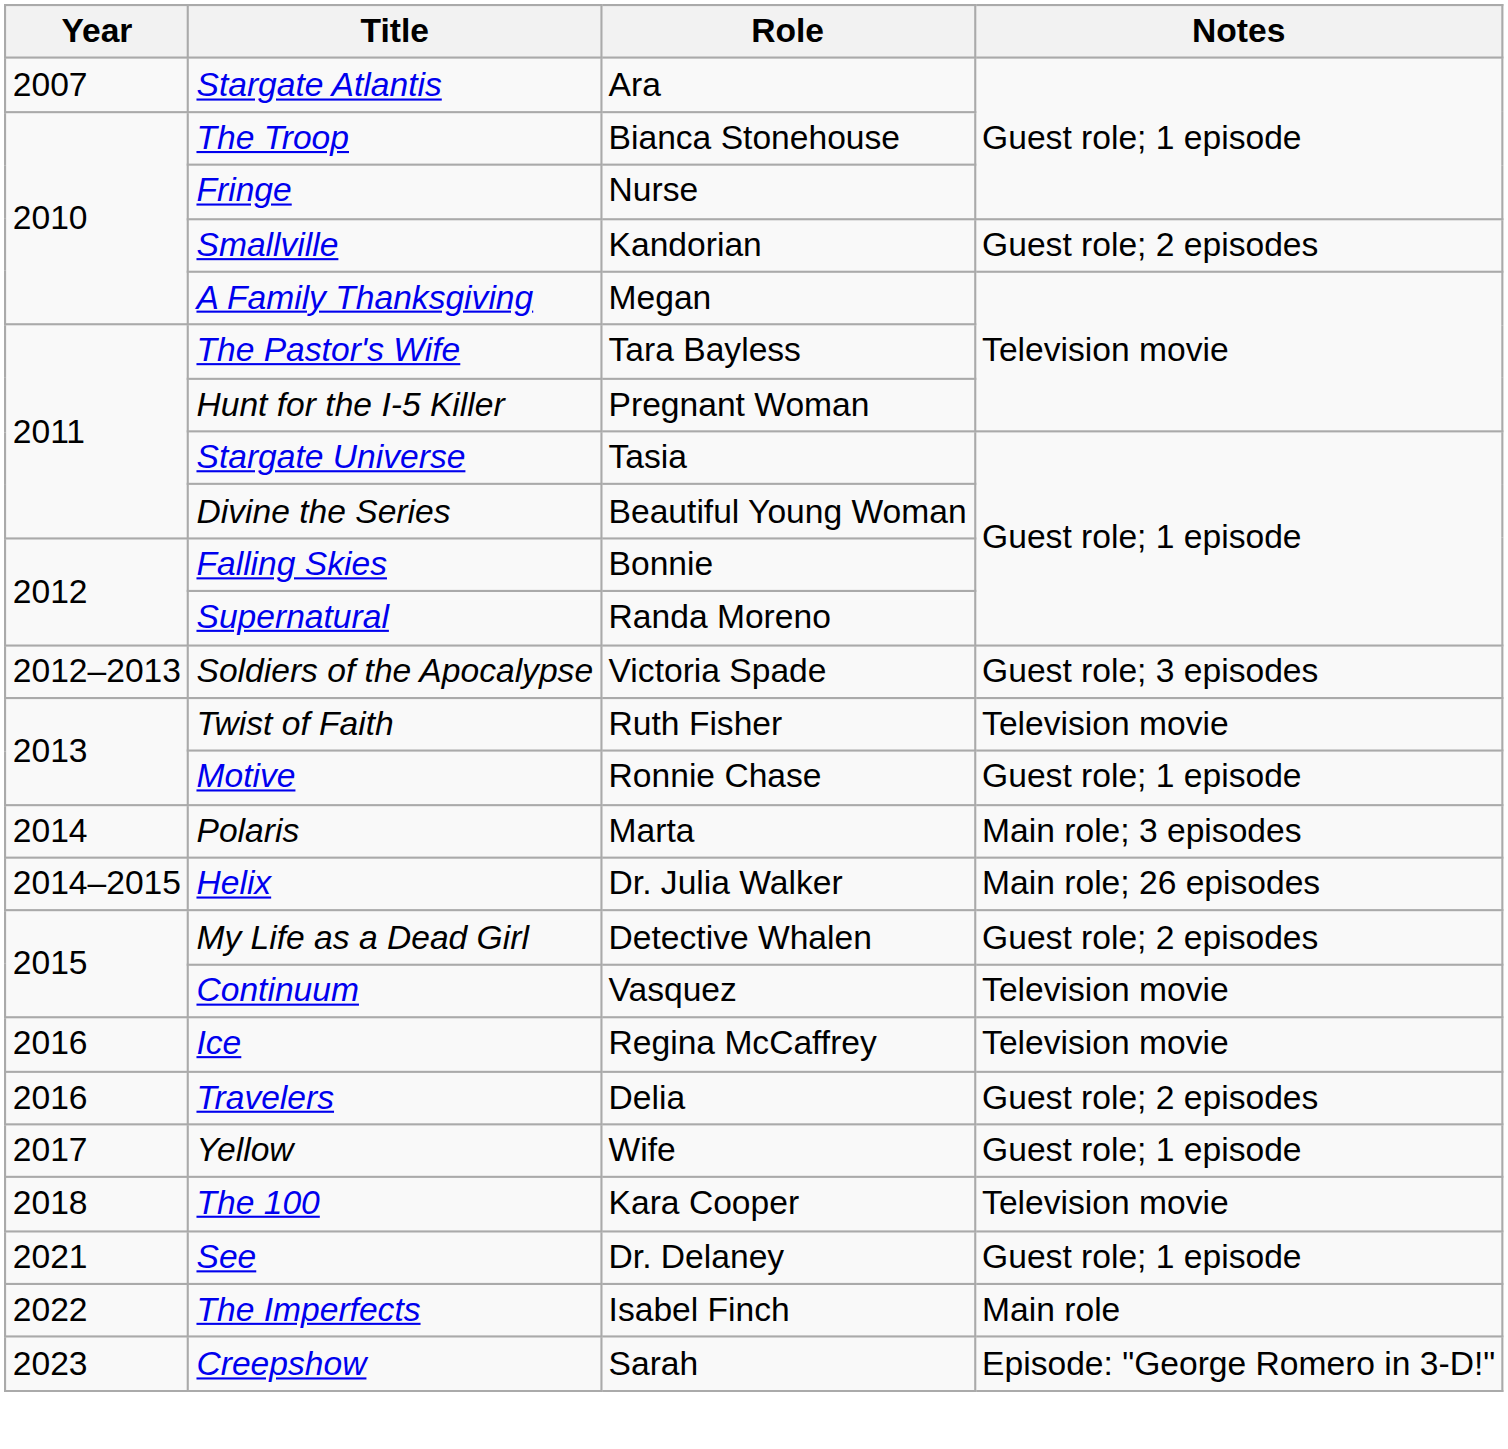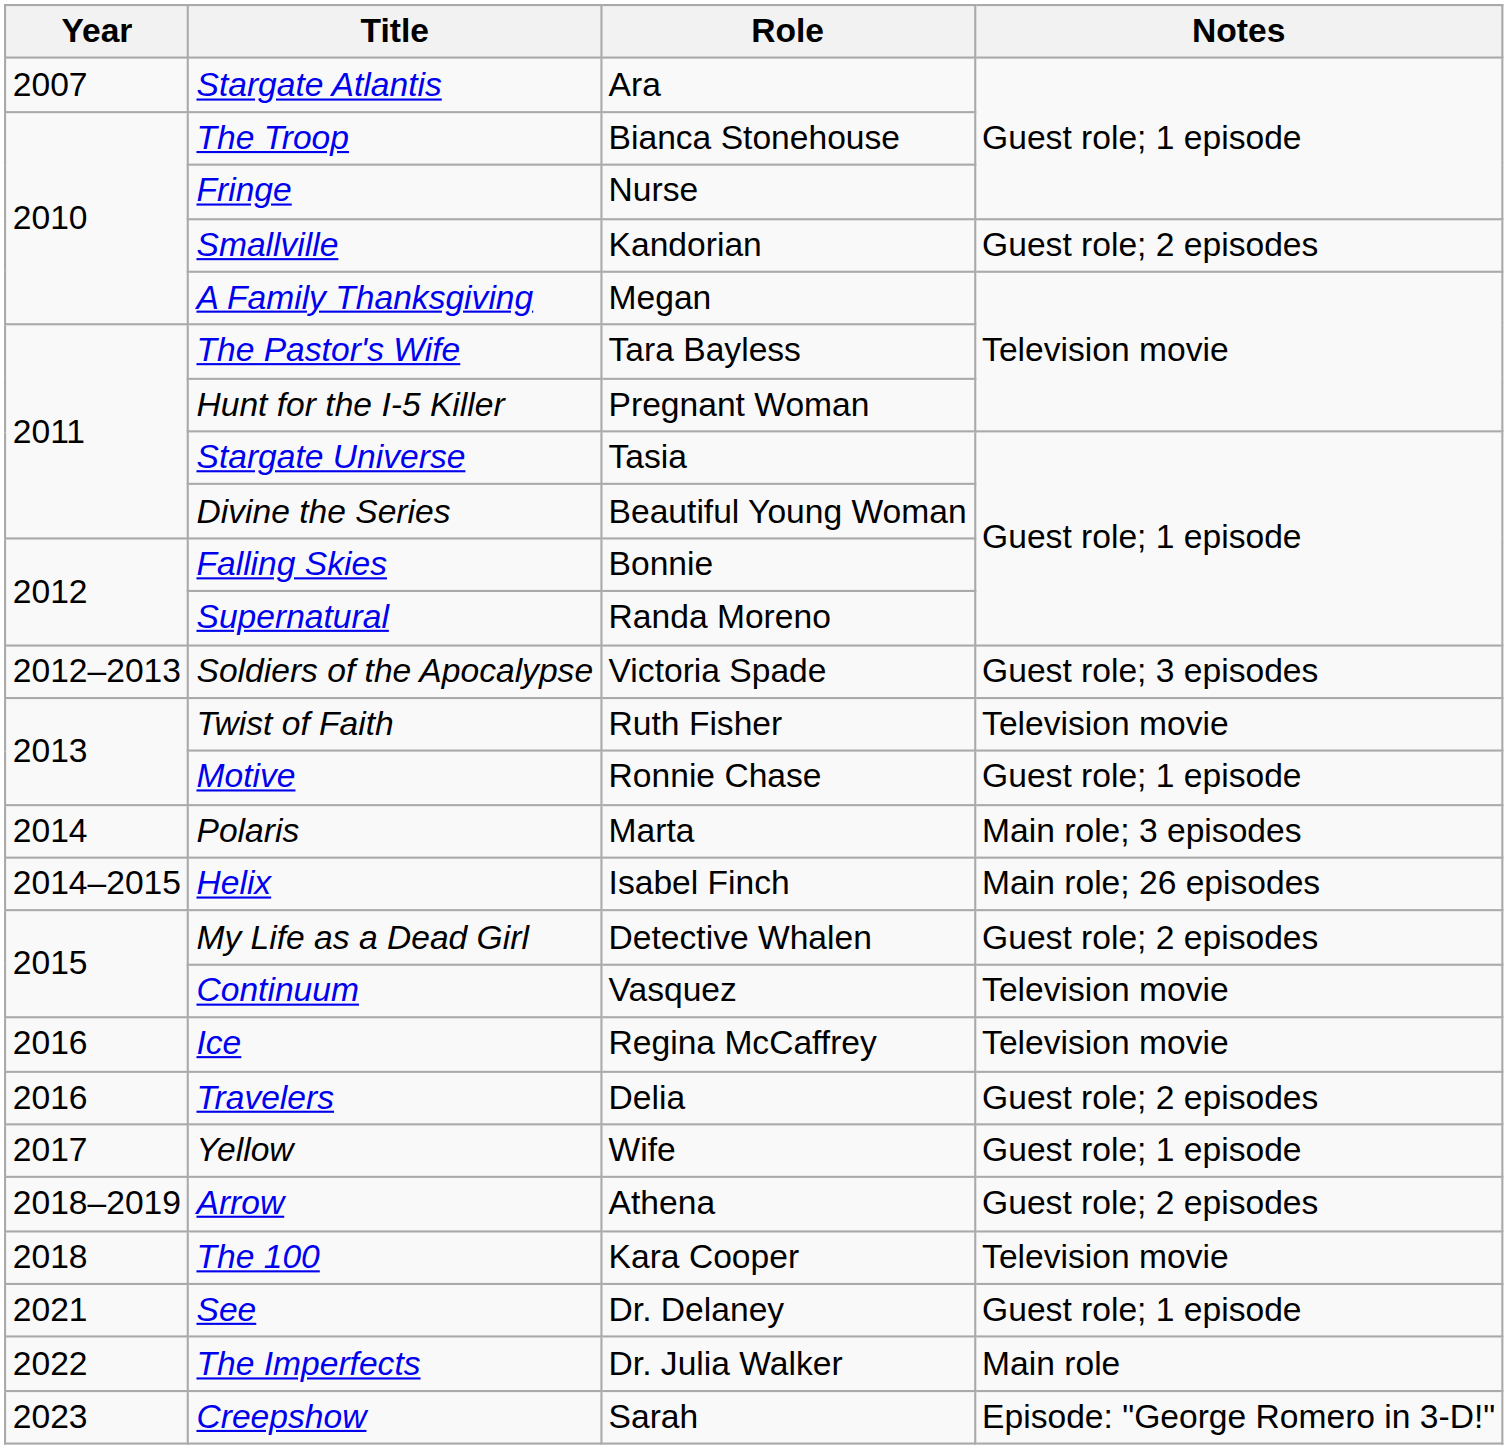(726, 883) Dr. Julia Walker -> (699, 883) Isabel Finch
+ row: (240, 1203)
(699, 1310) Isabel Finch -> (726, 1363) Dr. Julia Walker
